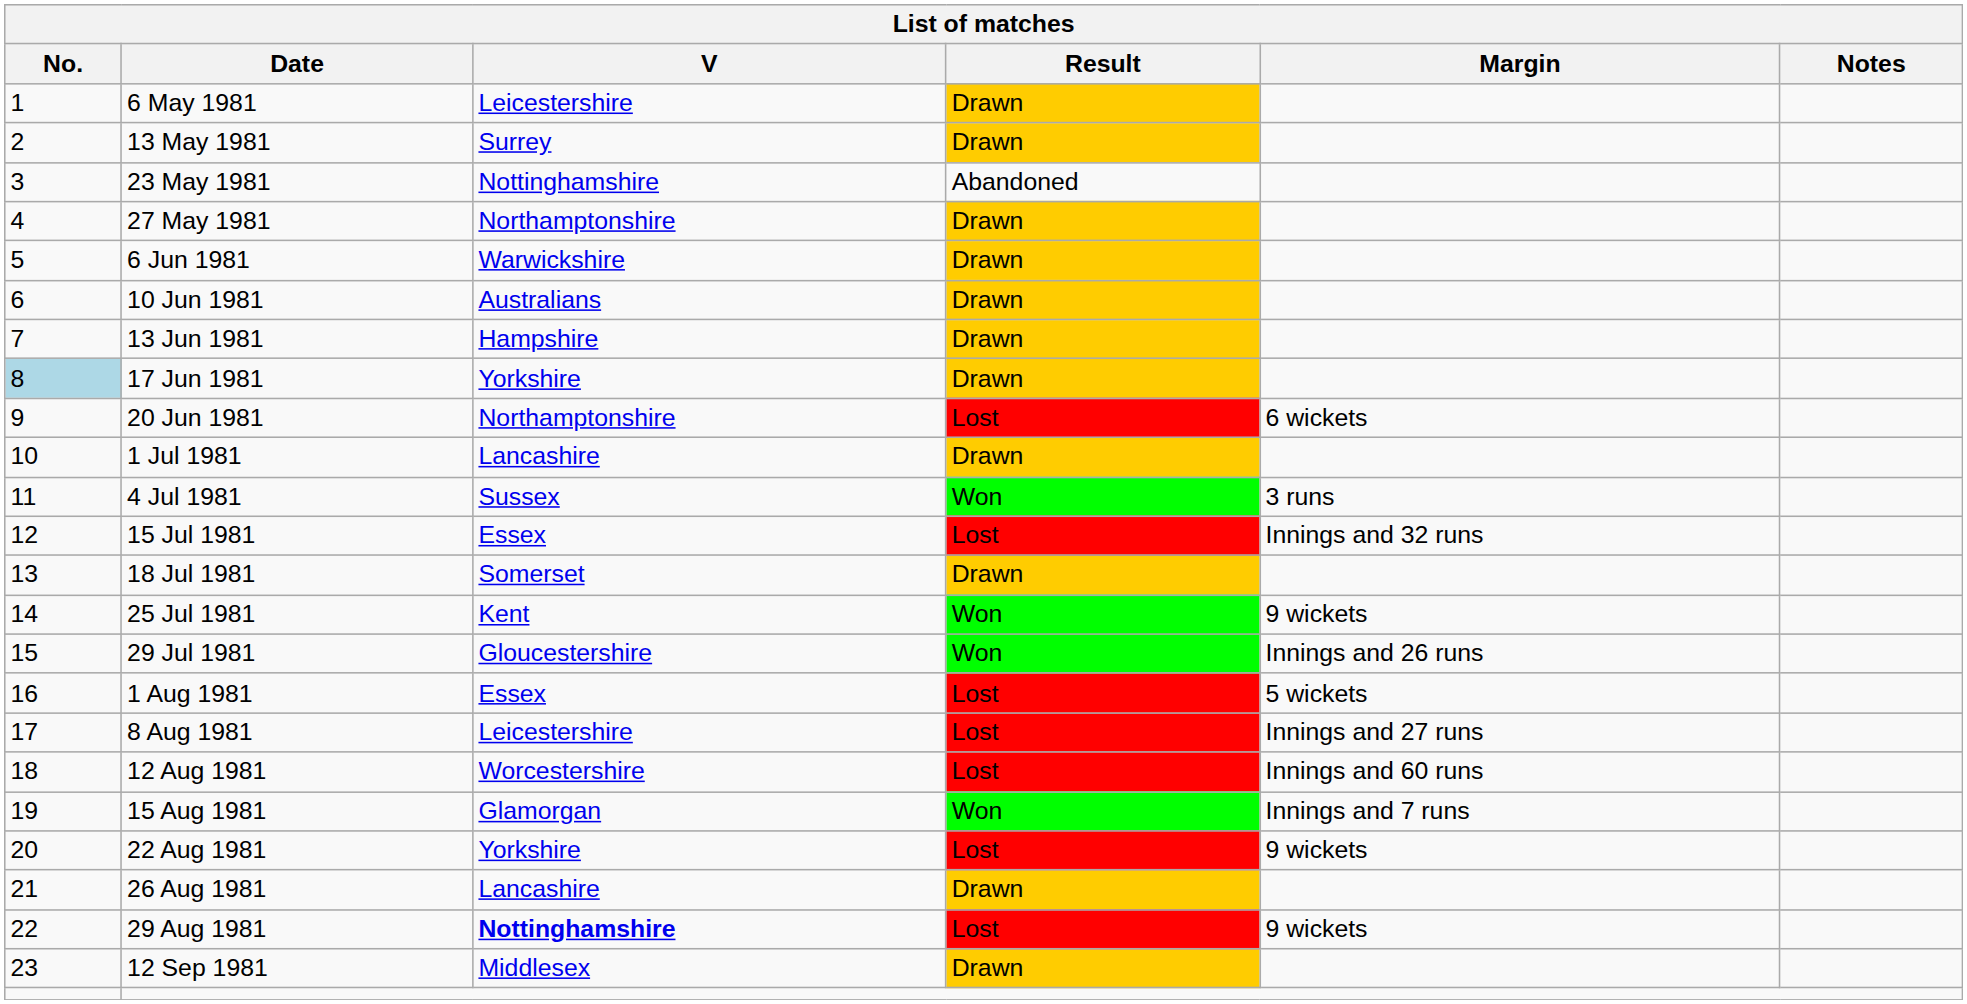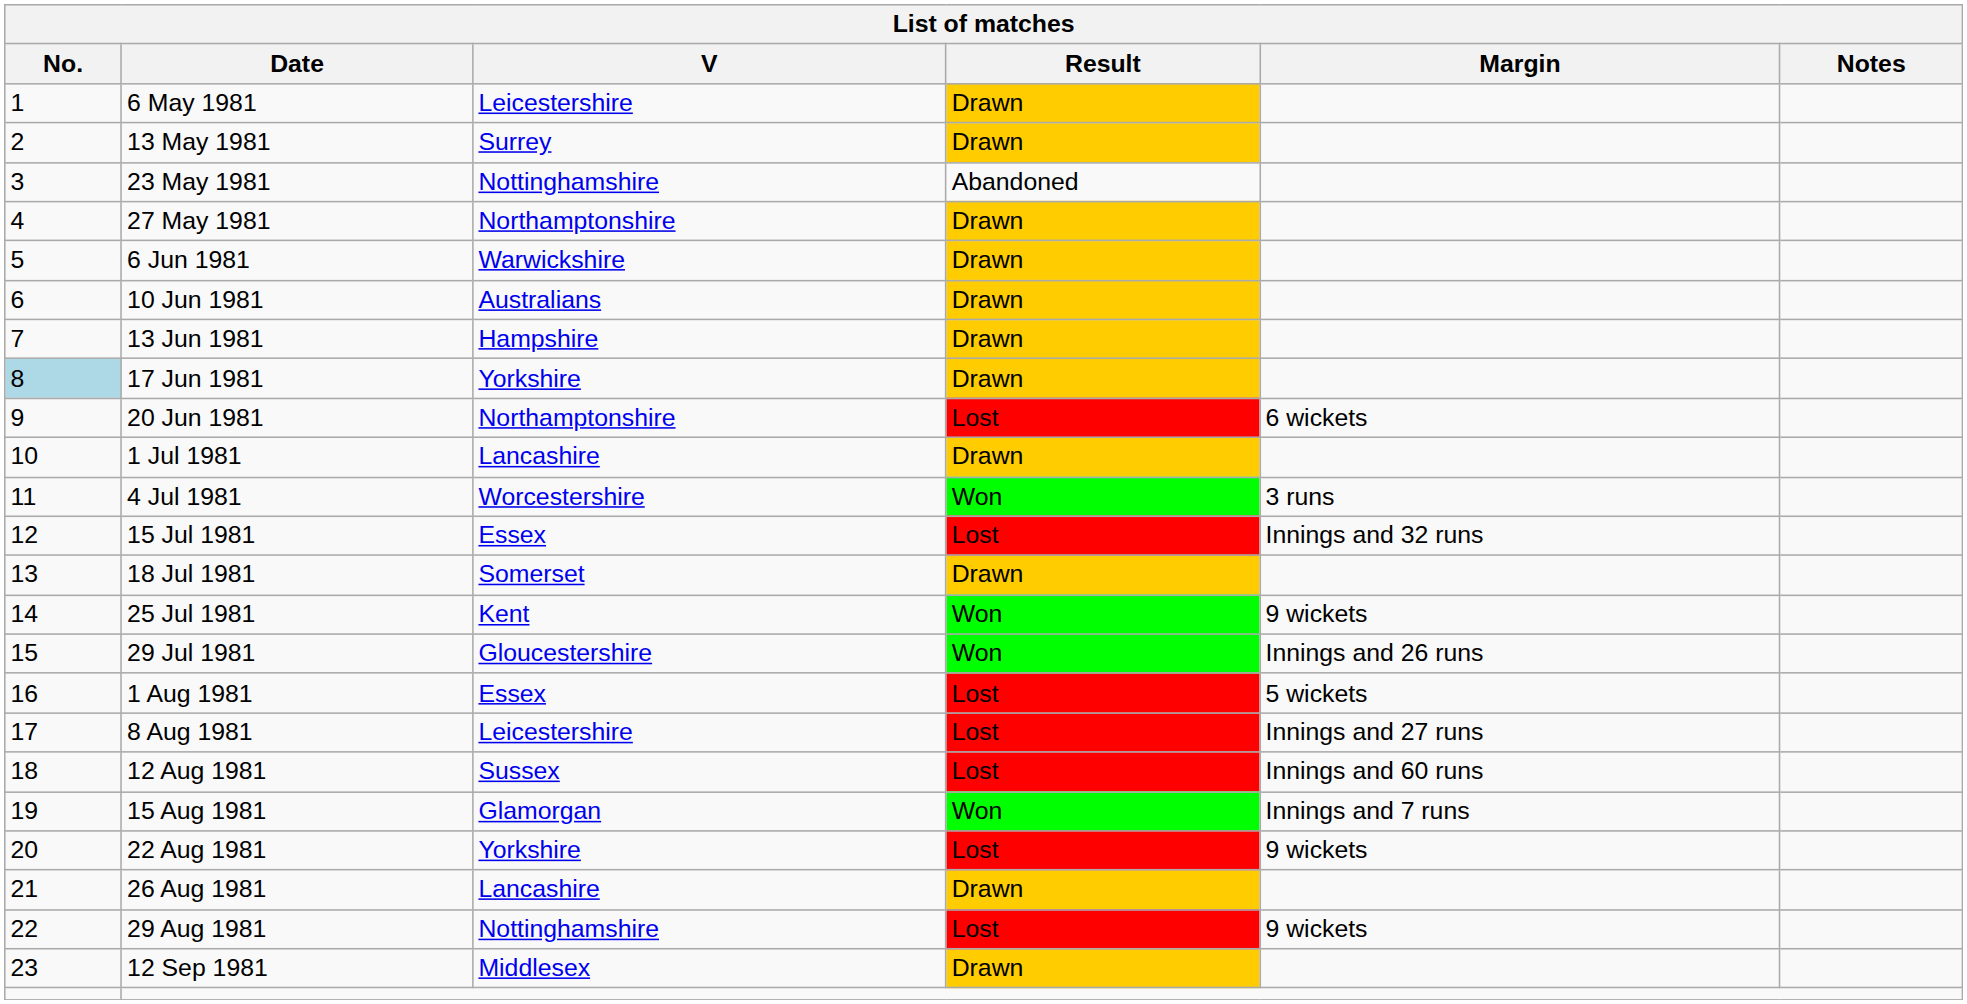(519, 496) Sussex -> (562, 496) Worcestershire
(562, 771) Worcestershire -> (519, 771) Sussex
(577, 928) bold -> (569, 928) normal
